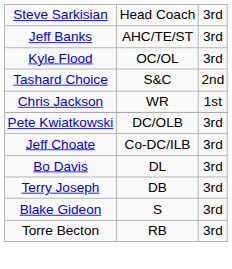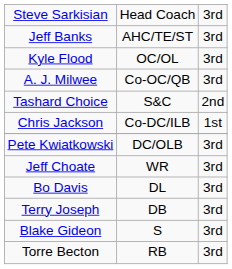+ row: (60, 79)
(157, 101) WR -> (157, 123) Co-DC/ILB
(157, 144) Co-DC/ILB -> (157, 166) WR
